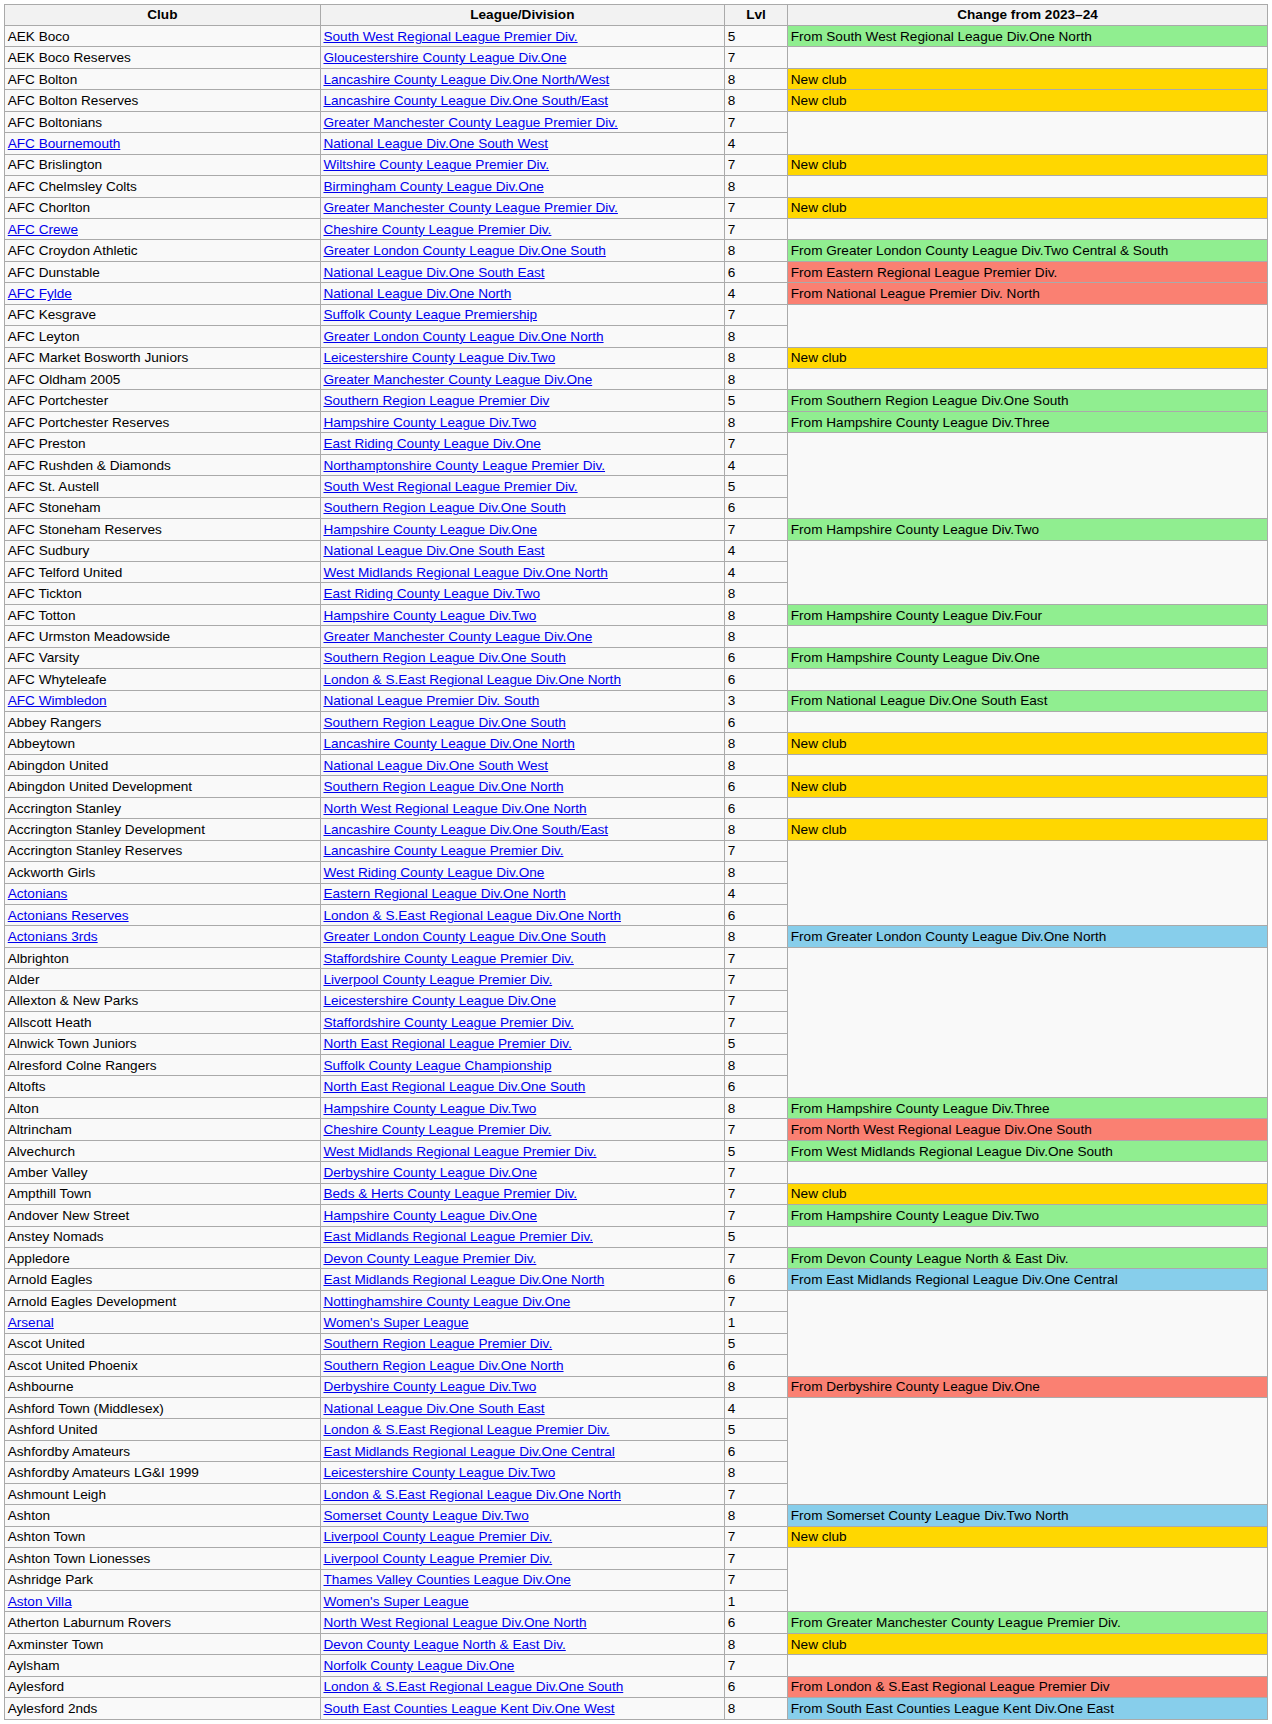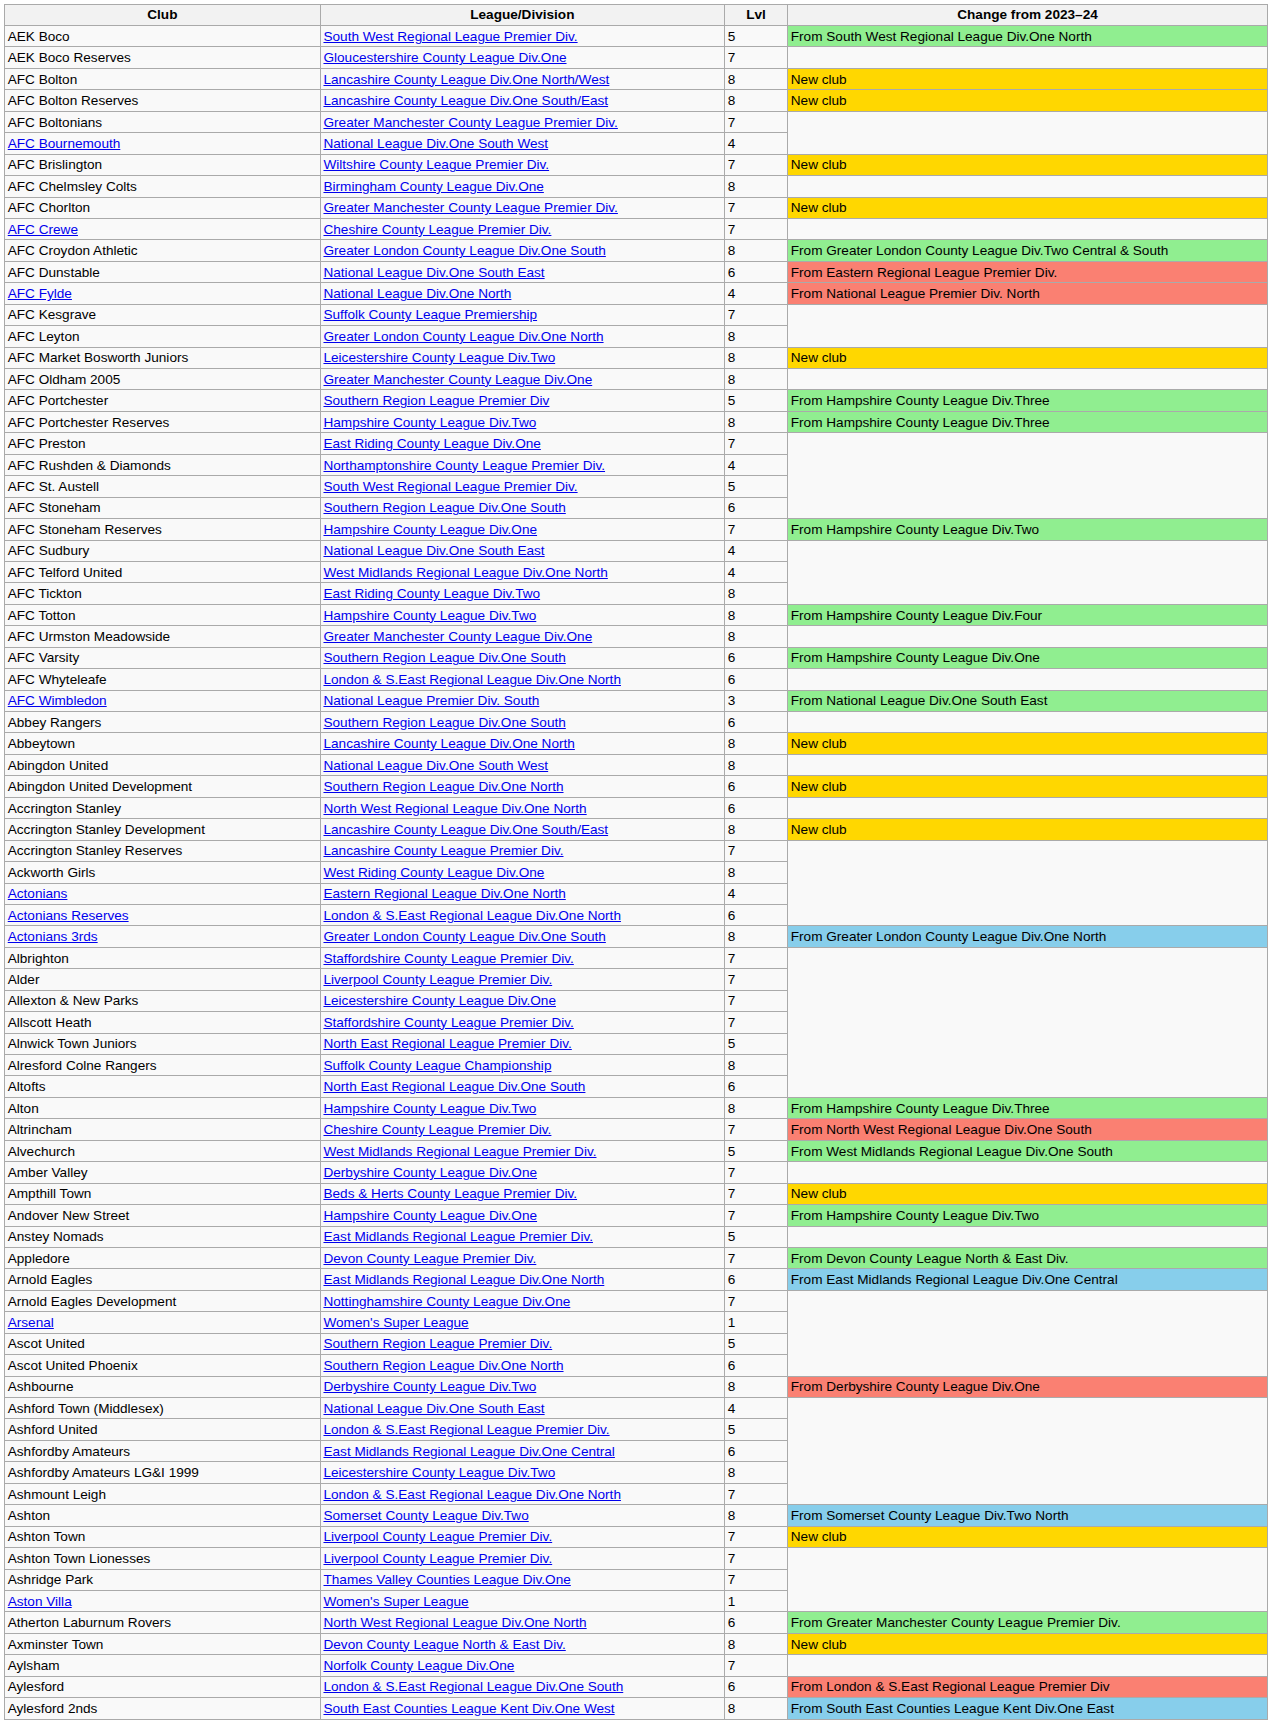(930, 401) From Southern Region League Div.One South -> (920, 401) From Hampshire County League Div.Three
